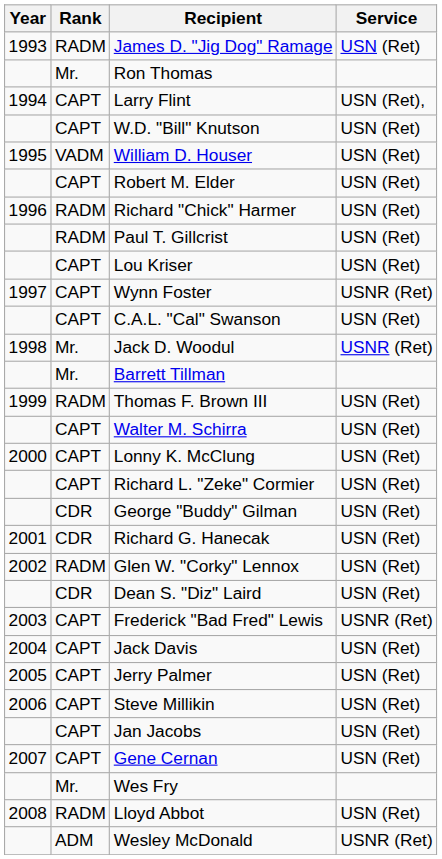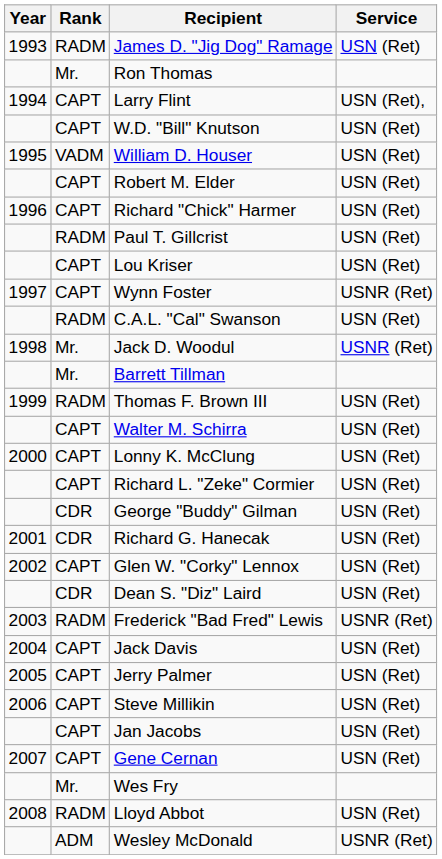(80, 210) RADM -> (78, 210) CAPT
(78, 319) CAPT -> (80, 319) RADM
(80, 566) RADM -> (78, 566) CAPT
(78, 621) CAPT -> (80, 621) RADM
